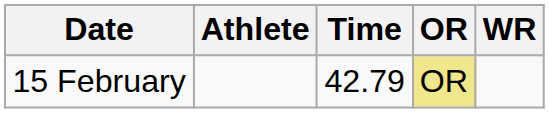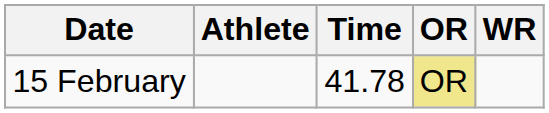(365, 81) 42.79 -> (365, 81) 41.78
